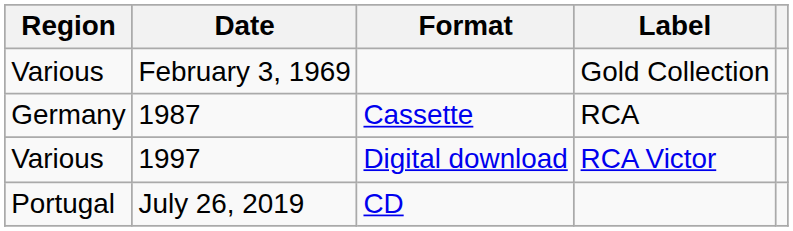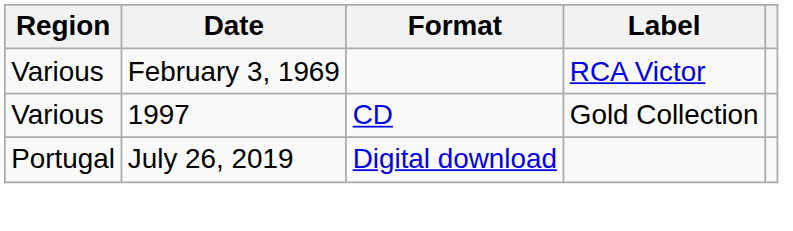(675, 70) Gold Collection -> (638, 70) RCA Victor
- row: (170, 114)
(466, 159) Digital download -> (373, 114) CD
(648, 159) RCA Victor -> (664, 114) Gold Collection
(384, 203) CD -> (455, 159) Digital download
